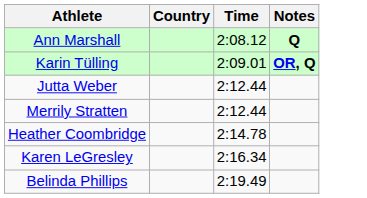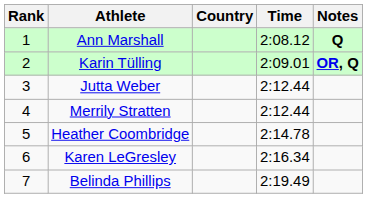+ column: (26, 16)
